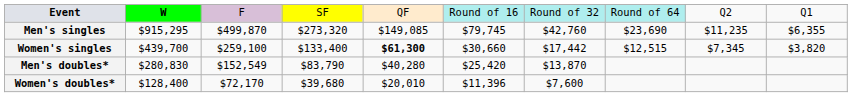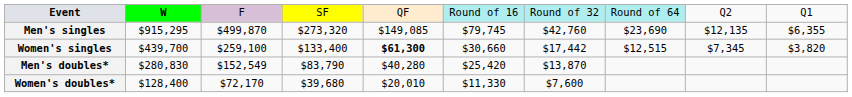(726, 30) $11,235 -> (726, 30) $12,135
(484, 83) $11,396 -> (484, 83) $11,330
